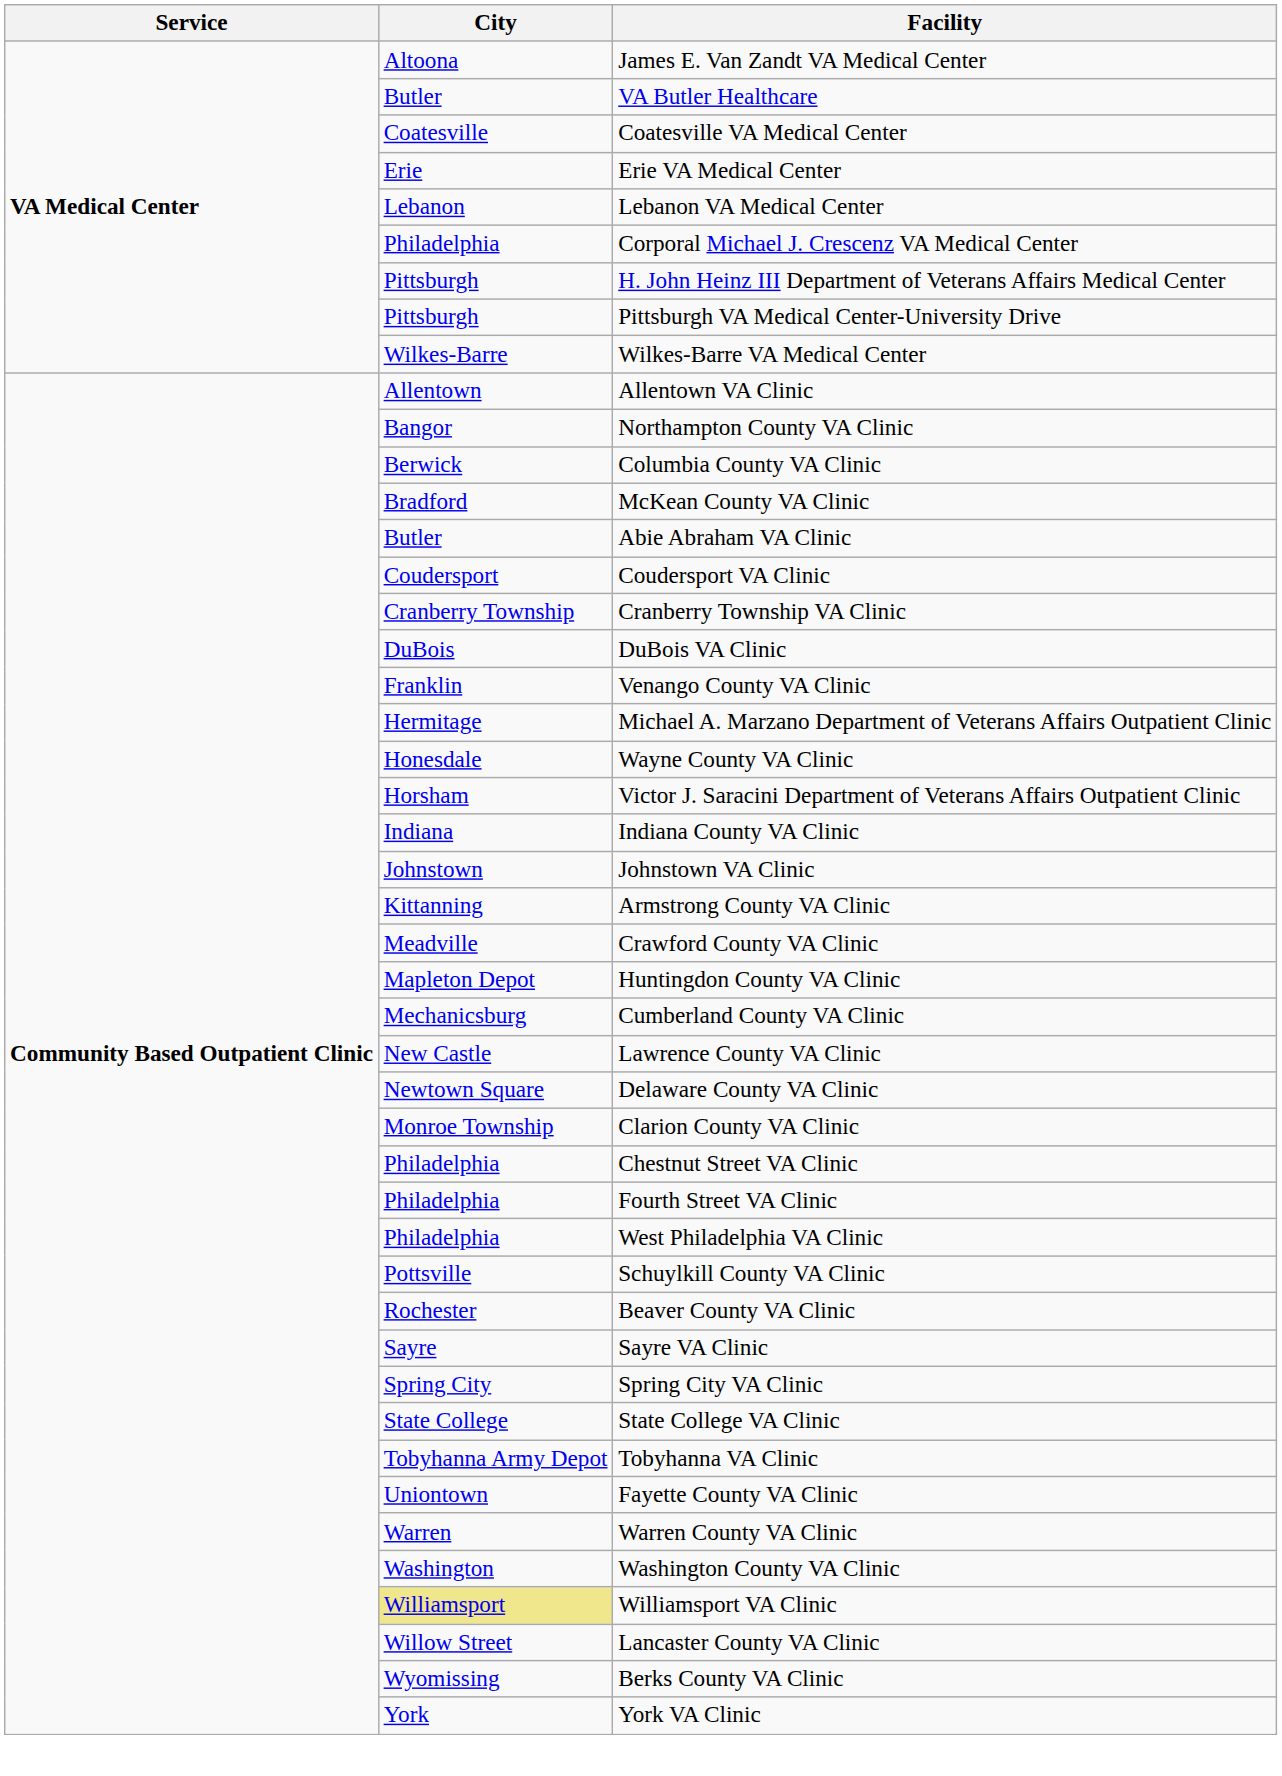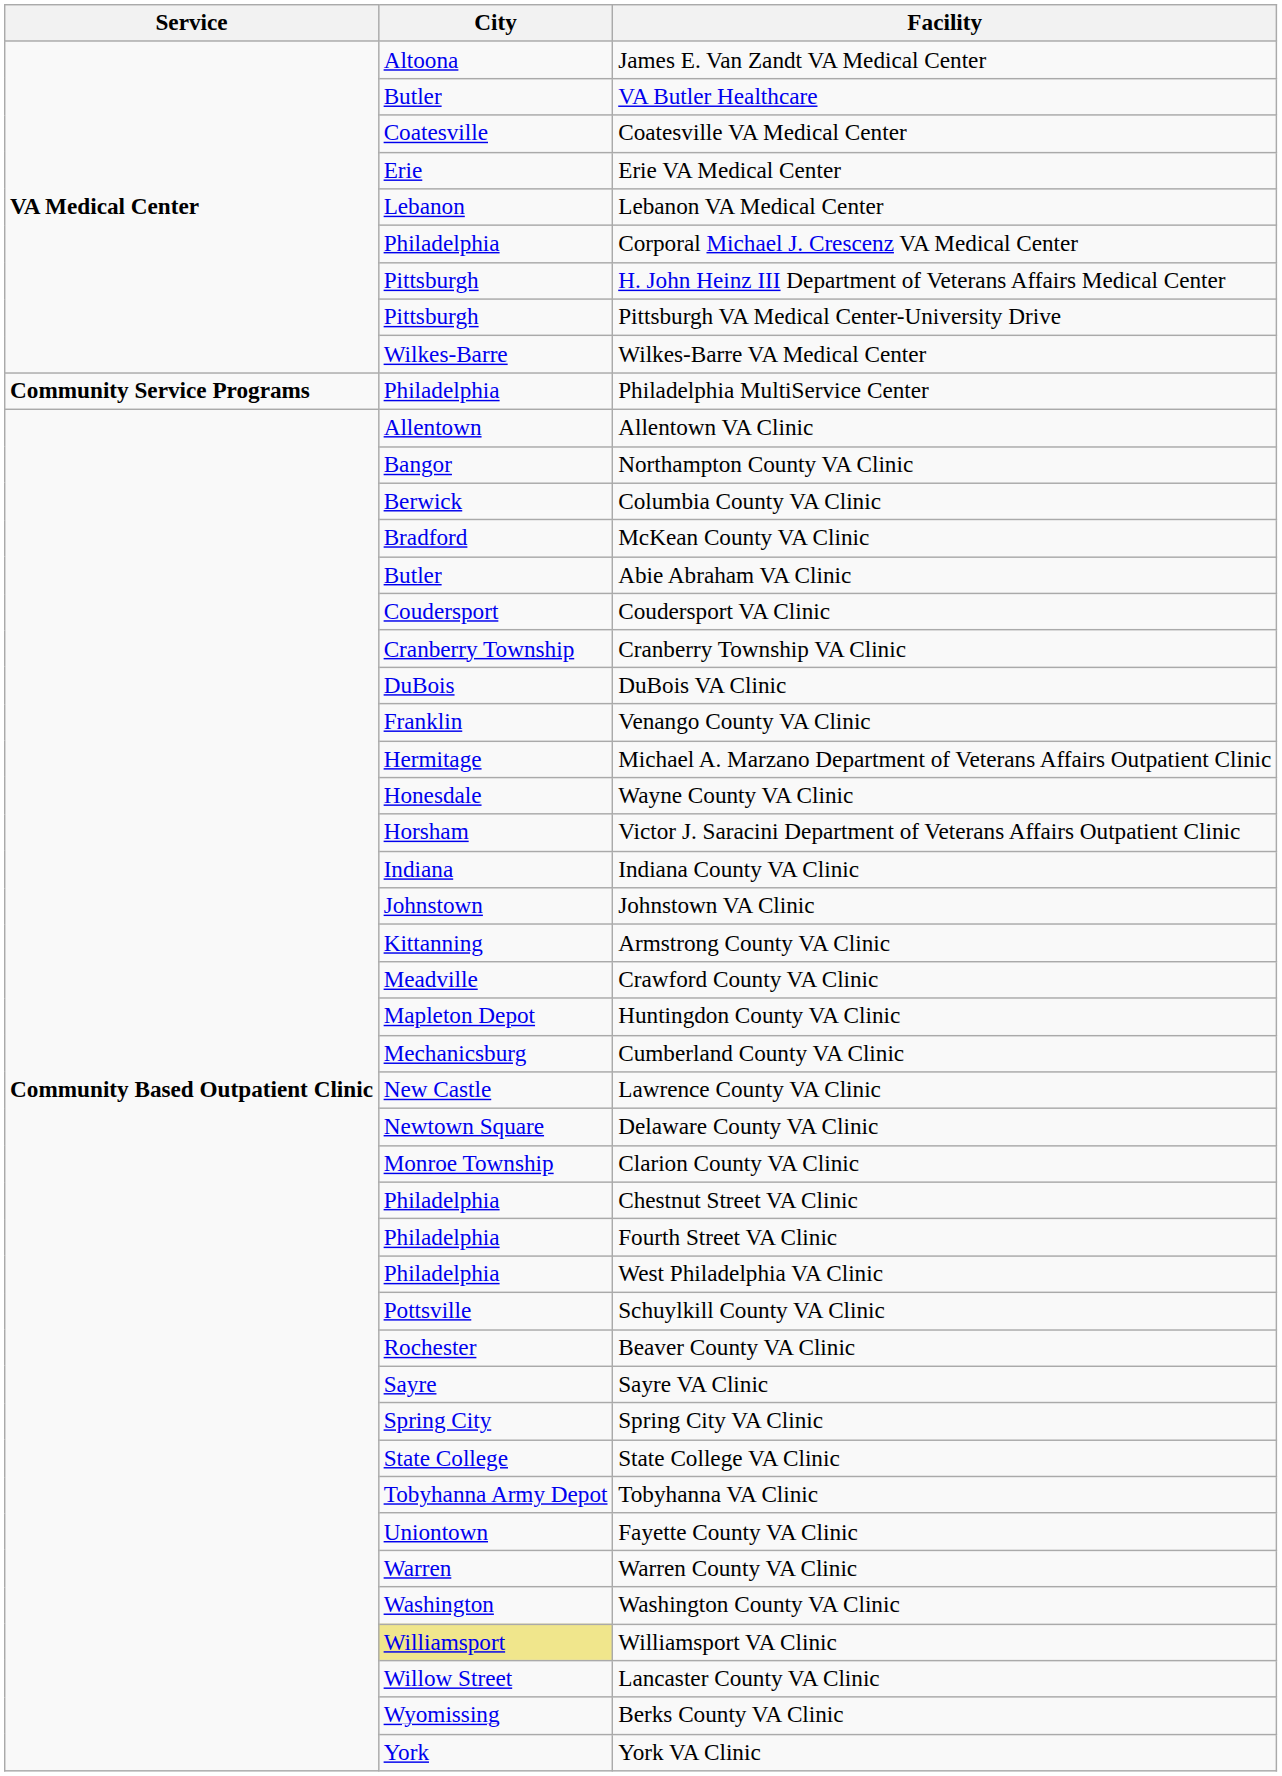+ row: (773, 390)
